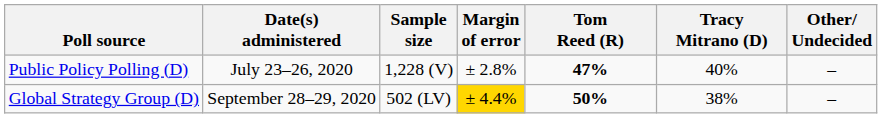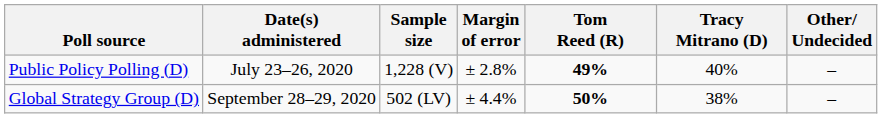(590, 69) 47% -> (590, 69) 49%
(491, 98) gold background -> (491, 98) no background
